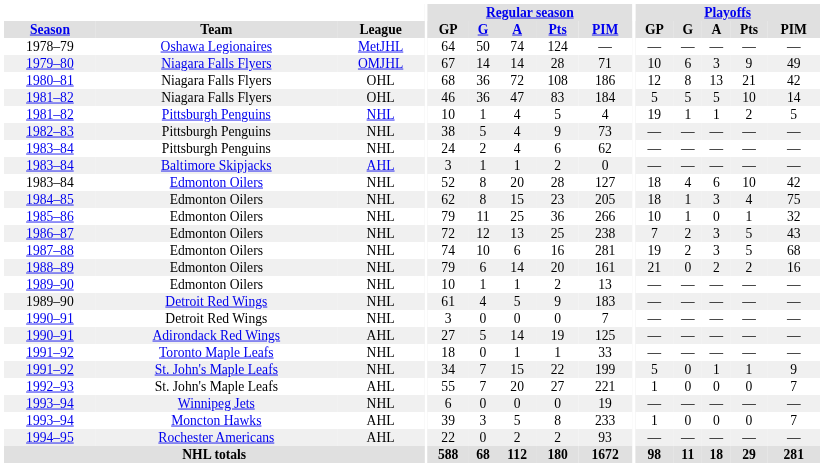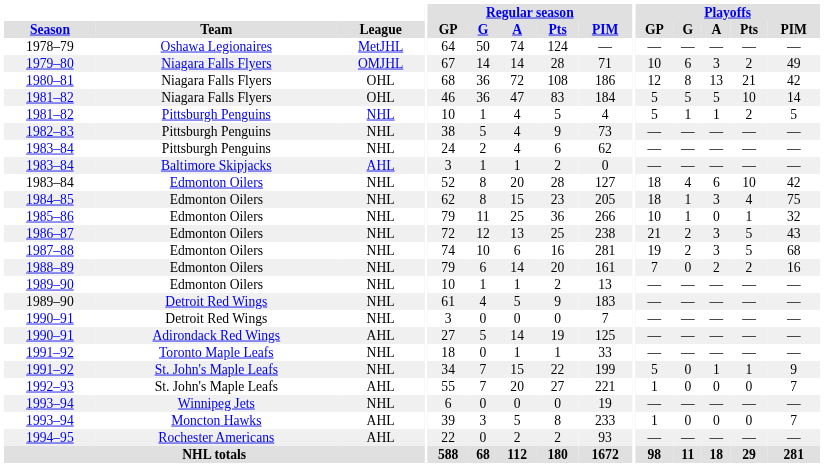(749, 63) 9 -> (749, 63) 2
(654, 114) 19 -> (654, 114) 5
(654, 233) 7 -> (654, 233) 21
(654, 267) 21 -> (654, 267) 7
